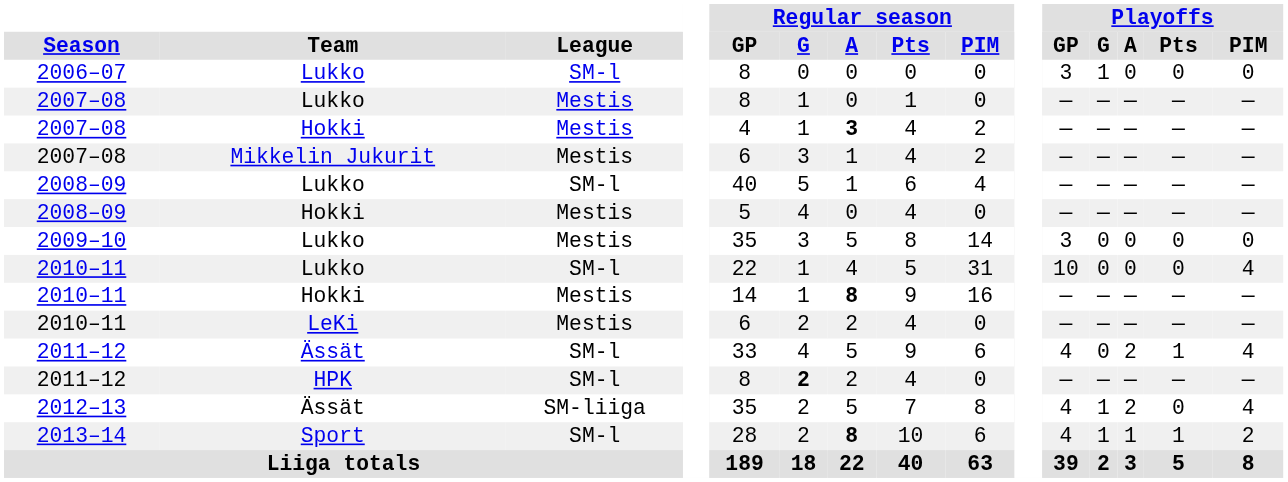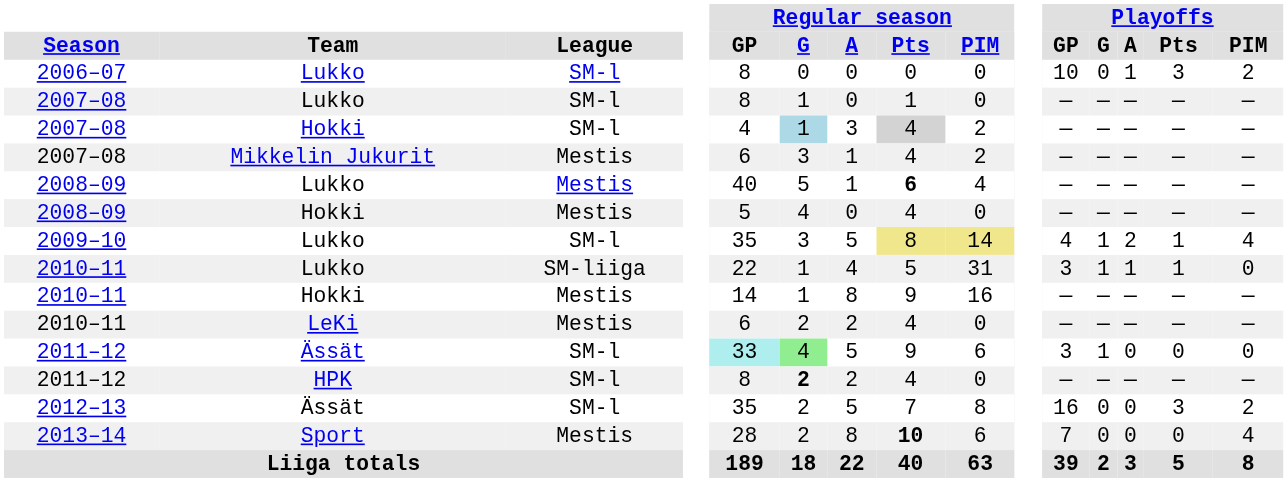(1066, 74) 3 -> (1066, 74) 10
(1103, 74) 1 -> (1103, 74) 0
(1130, 74) 0 -> (1130, 74) 1
(1179, 74) 0 -> (1179, 74) 3
(1248, 74) 0 -> (1248, 74) 2
(595, 102) Mestis -> (595, 102) SM-l
(595, 129) Mestis -> (595, 129) SM-l
(803, 129) no background -> (803, 129) lightblue background
(852, 129) bold -> (852, 129) normal
(911, 129) no background -> (911, 129) lightgrey background
(595, 185) SM-l -> (595, 185) Mestis
(911, 185) normal -> (911, 185) bold
(595, 241) Mestis -> (595, 241) SM-l
(911, 241) no background -> (911, 241) khaki background
(980, 241) no background -> (980, 241) khaki background
(1066, 241) 3 -> (1066, 241) 4
(1103, 241) 0 -> (1103, 241) 1
(1130, 241) 0 -> (1130, 241) 2
(1179, 241) 0 -> (1179, 241) 1
(1248, 241) 0 -> (1248, 241) 4
(595, 269) SM-l -> (595, 269) SM-liiga
(1066, 269) 10 -> (1066, 269) 3
(1103, 269) 0 -> (1103, 269) 1
(1130, 269) 0 -> (1130, 269) 1
(1179, 269) 0 -> (1179, 269) 1
(1248, 269) 4 -> (1248, 269) 0
(852, 297) bold -> (852, 297) normal
(745, 352) no background -> (745, 352) paleturquoise background
(803, 352) no background -> (803, 352) lightgreen background
(1066, 352) 4 -> (1066, 352) 3
(1103, 352) 0 -> (1103, 352) 1
(1130, 352) 2 -> (1130, 352) 0
(1179, 352) 1 -> (1179, 352) 0
(1248, 352) 4 -> (1248, 352) 0
(595, 408) SM-liiga -> (595, 408) SM-l
(1066, 408) 4 -> (1066, 408) 16
(1103, 408) 1 -> (1103, 408) 0
(1130, 408) 2 -> (1130, 408) 0
(1179, 408) 0 -> (1179, 408) 3
(1248, 408) 4 -> (1248, 408) 2
(595, 436) SM-l -> (595, 436) Mestis
(852, 436) bold -> (852, 436) normal
(911, 436) normal -> (911, 436) bold
(1066, 436) 4 -> (1066, 436) 7
(1103, 436) 1 -> (1103, 436) 0
(1130, 436) 1 -> (1130, 436) 0
(1179, 436) 1 -> (1179, 436) 0
(1248, 436) 2 -> (1248, 436) 4
